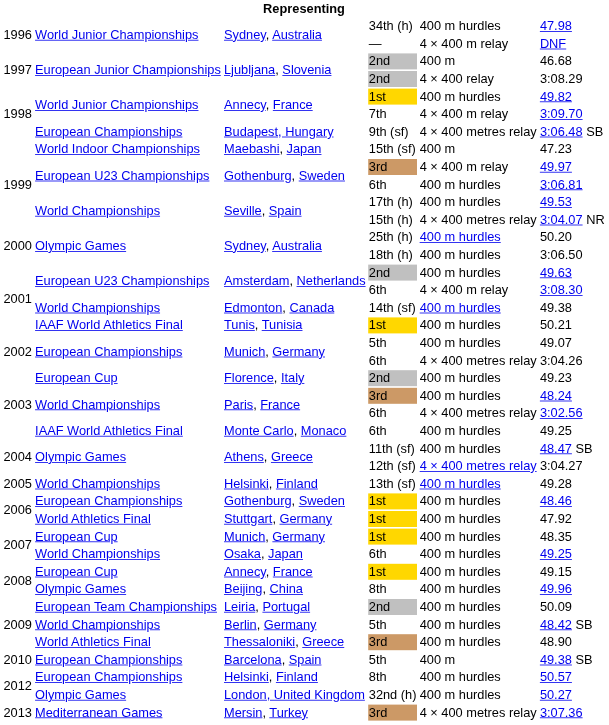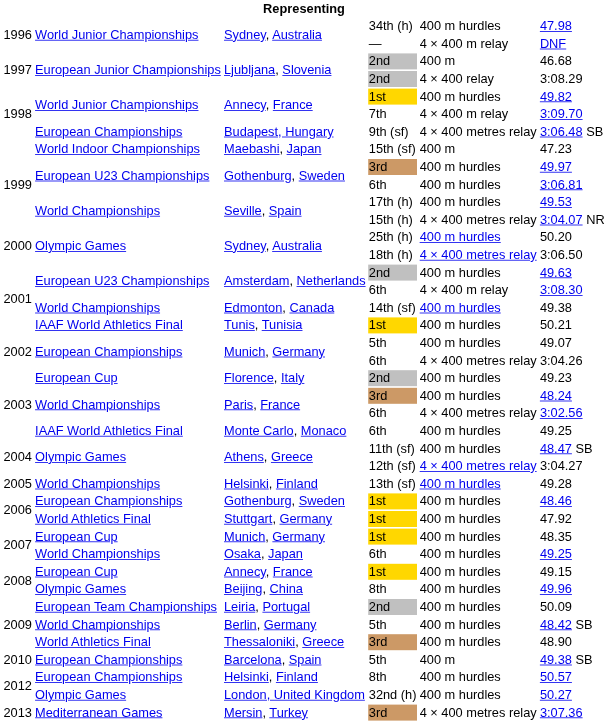(464, 167) 4 × 400 m relay -> (460, 167) 400 m hurdles
(460, 255) 400 m hurdles -> (478, 255) 4 × 400 metres relay
